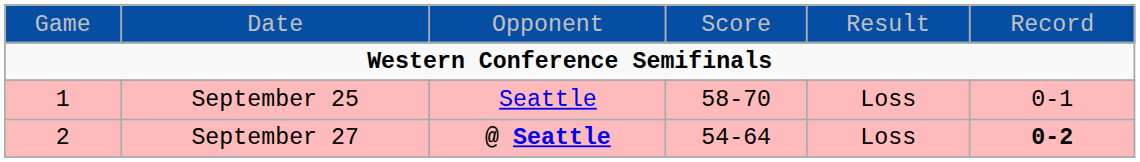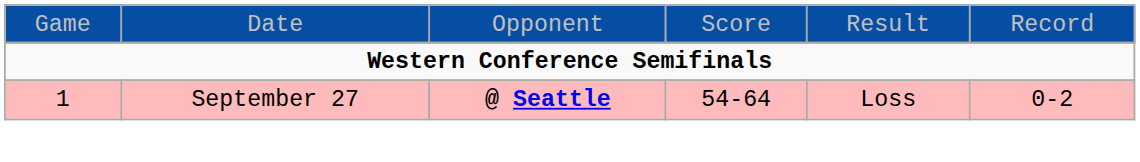- row: (275, 100)
(63, 138) 2 -> (63, 100) 1
(1052, 138) bold -> (1052, 100) normal
